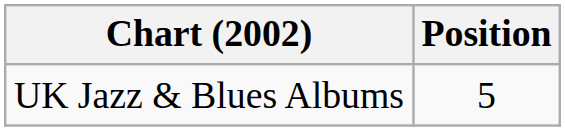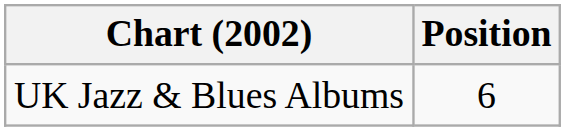(487, 94) 5 -> (487, 94) 6
